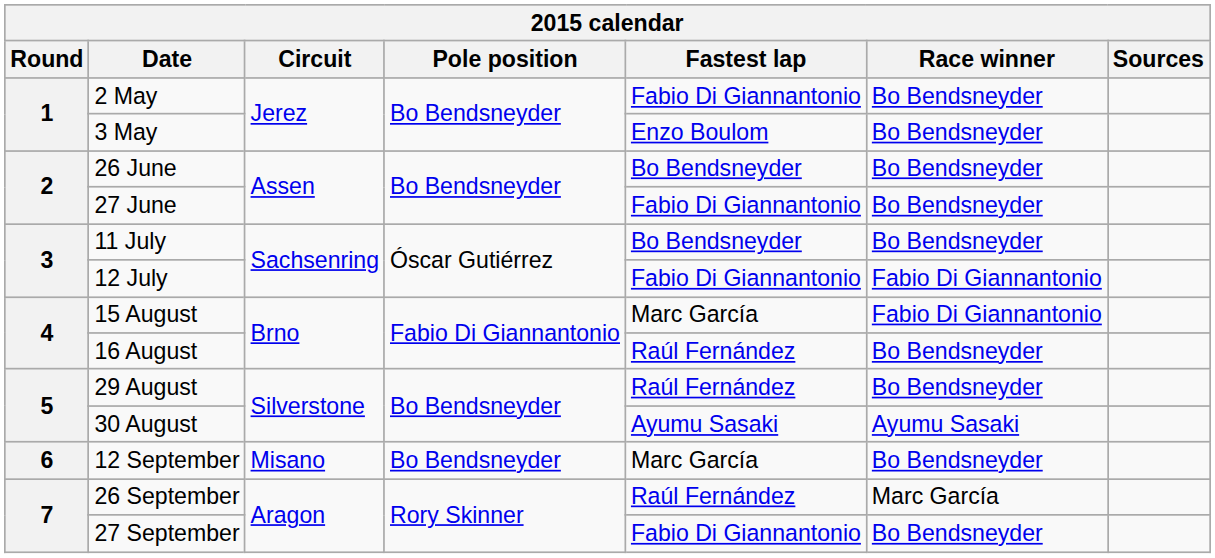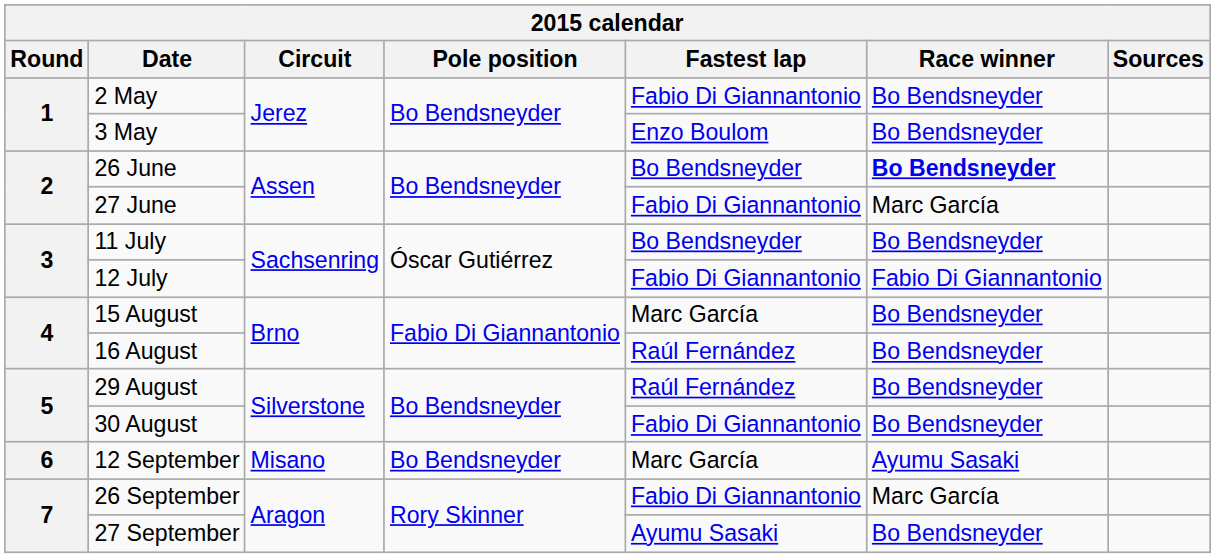(957, 168) normal -> (964, 168) bold
(957, 205) Bo Bendsneyder -> (935, 205) Marc García
(987, 314) Fabio Di Giannantonio -> (957, 314) Bo Bendsneyder
(705, 424) Ayumu Sasaki -> (746, 424) Fabio Di Giannantonio
(945, 424) Ayumu Sasaki -> (957, 424) Bo Bendsneyder
(957, 460) Bo Bendsneyder -> (945, 460) Ayumu Sasaki
(713, 496) Raúl Fernández -> (746, 496) Fabio Di Giannantonio
(746, 533) Fabio Di Giannantonio -> (705, 533) Ayumu Sasaki
